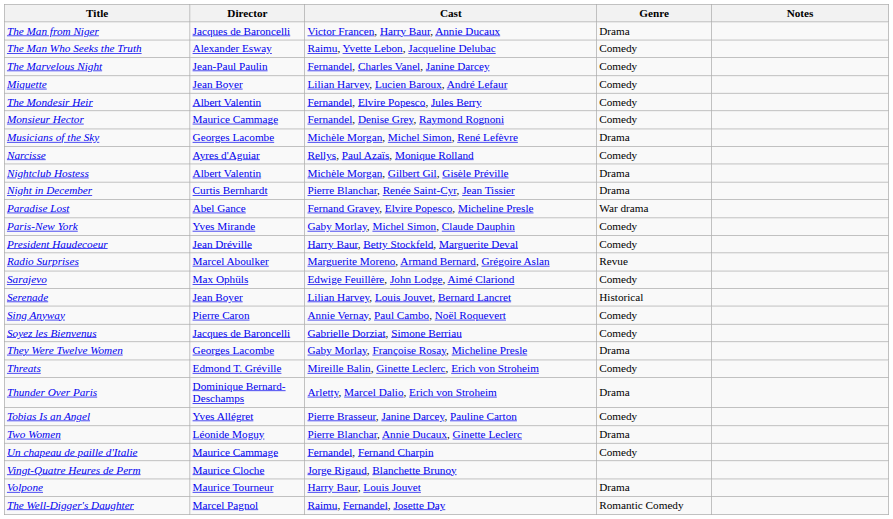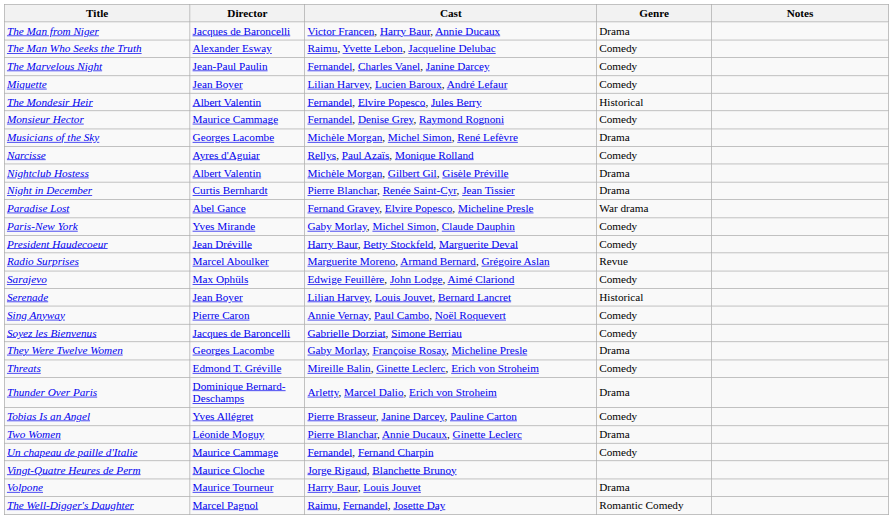(618, 102) Comedy -> (621, 102) Historical
